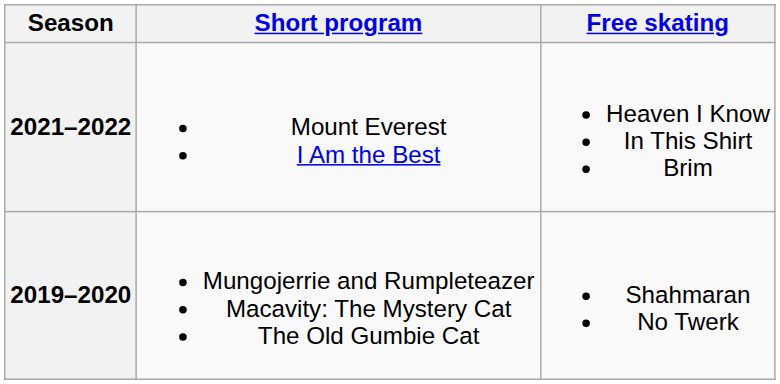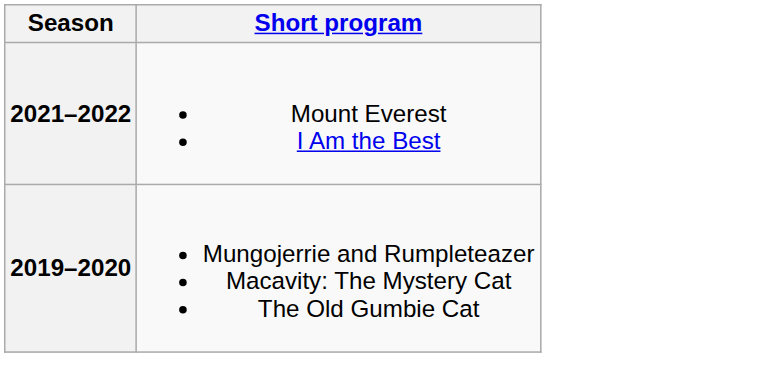- column: (658, 23)
